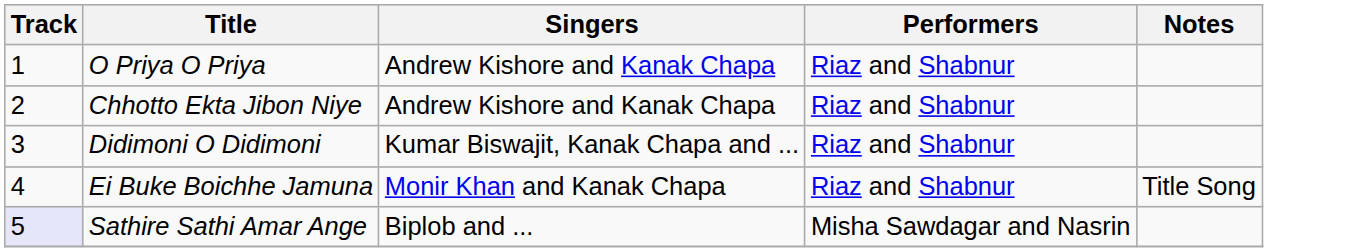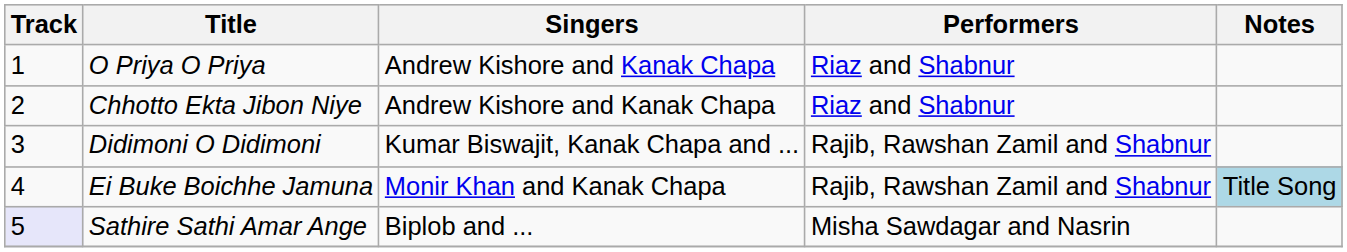(913, 145) Riaz and Shabnur -> (1011, 145) Rajib, Rawshan Zamil and Shabnur
(913, 186) Riaz and Shabnur -> (1011, 186) Rajib, Rawshan Zamil and Shabnur
(1199, 186) no background -> (1280, 186) lightblue background
